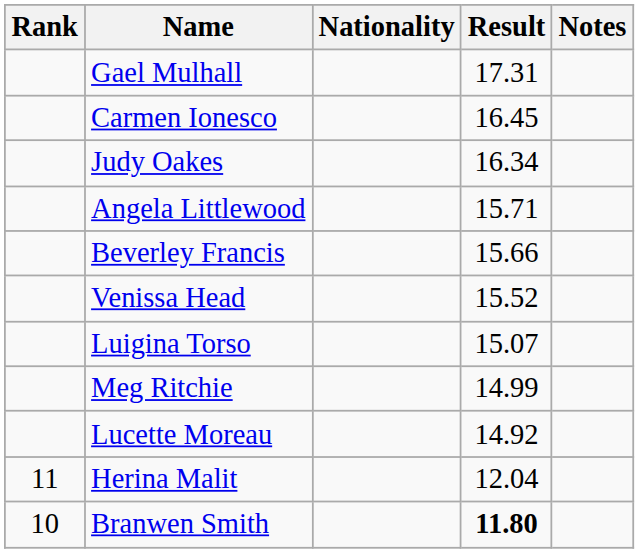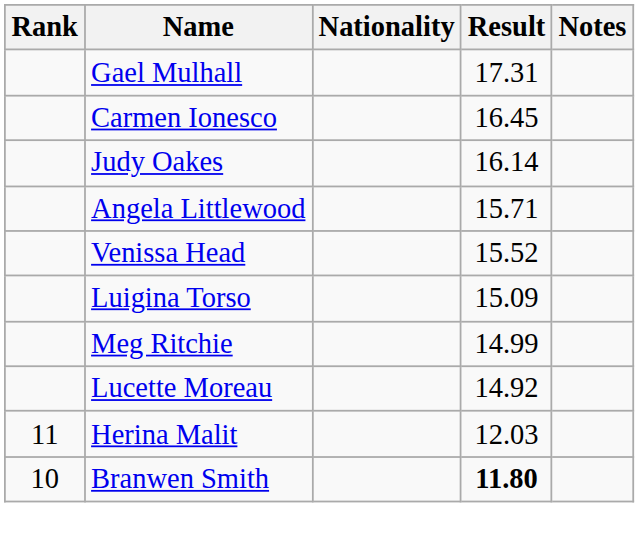(507, 162) 16.34 -> (507, 162) 16.14
- row: (188, 252)
(507, 343) 15.07 -> (507, 298) 15.09
(507, 478) 12.04 -> (507, 433) 12.03
